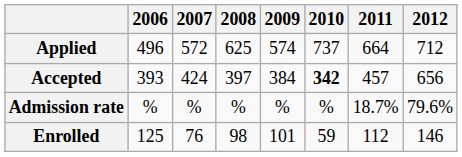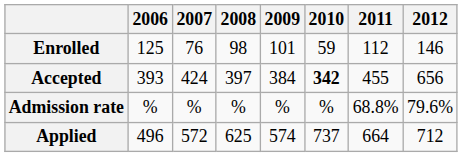rows swapped: (66, 48) <-> (66, 136)
(376, 77) 457 -> (376, 77) 455
(376, 107) 18.7% -> (376, 107) 68.8%
